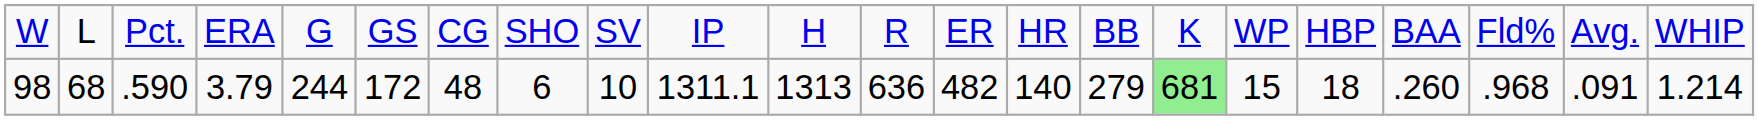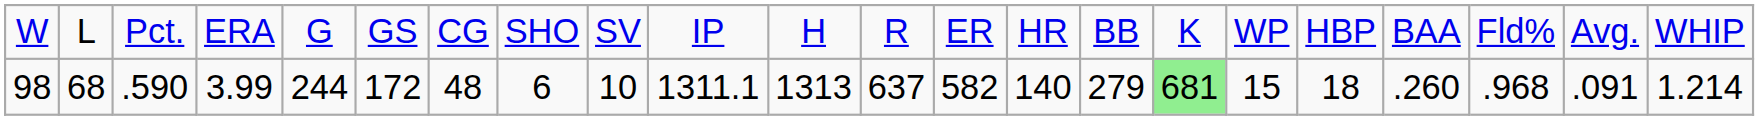(239, 86) 3.79 -> (239, 86) 3.99
(896, 86) 636 -> (896, 86) 637
(970, 86) 482 -> (970, 86) 582
